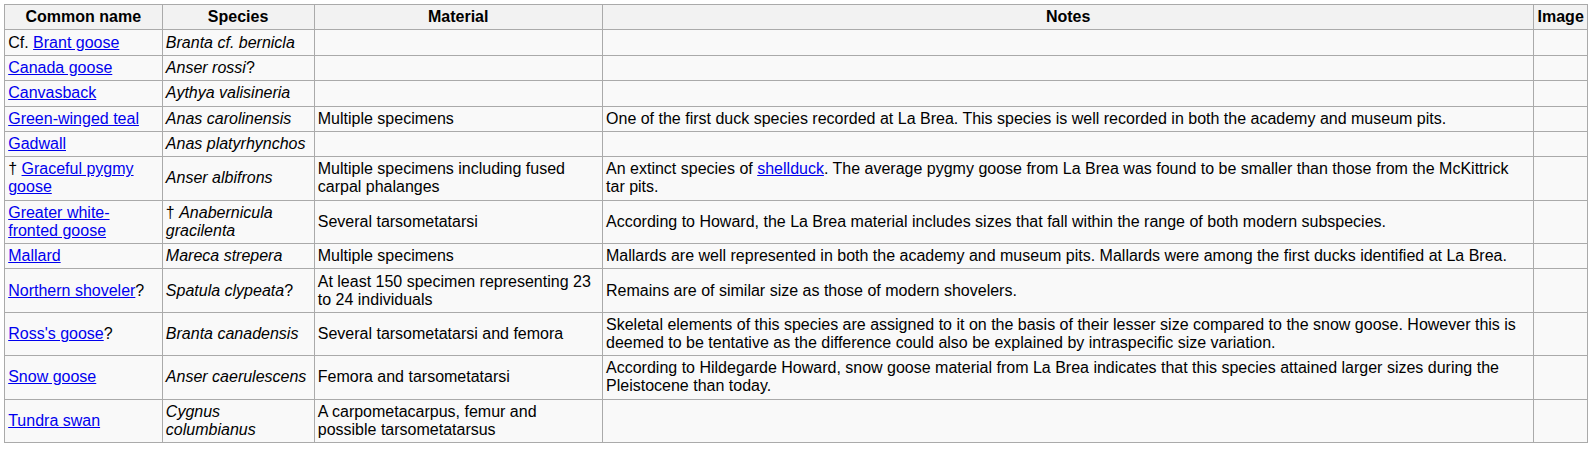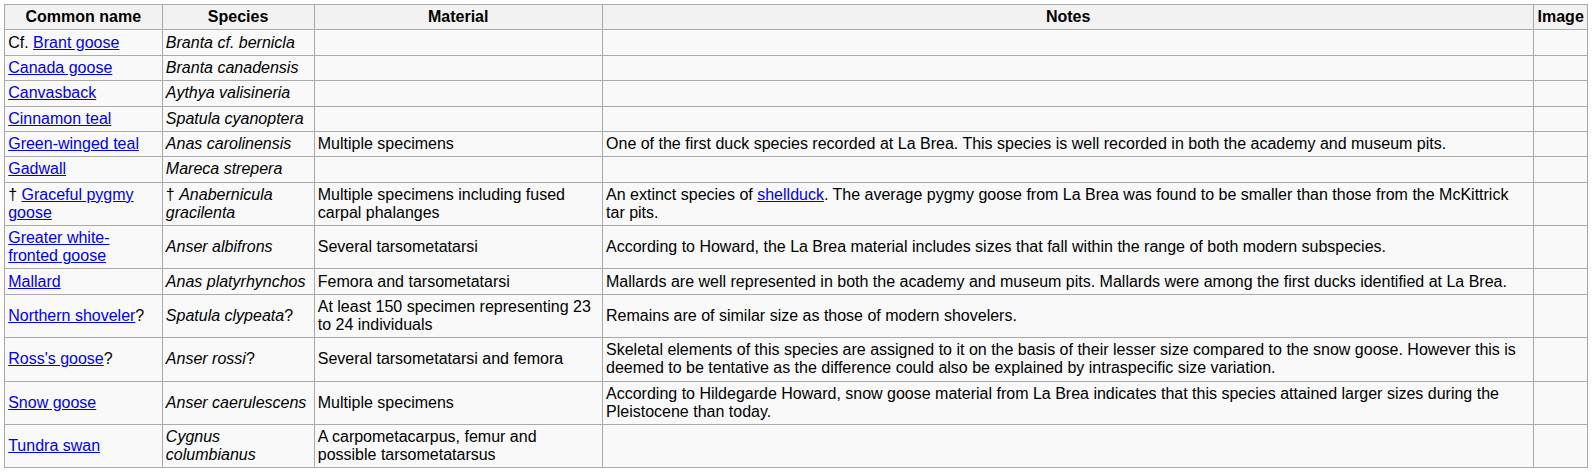(210, 67) Anser rossi? -> (232, 67) Branta canadensis
+ row: (60, 118)
(236, 144) Anas platyrhynchos -> (224, 169) Mareca strepera
(219, 178) Anser albifrons -> (219, 203) † Anabernicula gracilenta
(219, 221) † Anabernicula gracilenta -> (219, 247) Anser albifrons
(224, 256) Mareca strepera -> (236, 281) Anas platyrhynchos
(386, 256) Multiple specimens -> (414, 281) Femora and tarsometatarsi
(232, 333) Branta canadensis -> (210, 359) Anser rossi?
(414, 377) Femora and tarsometatarsi -> (386, 402) Multiple specimens
